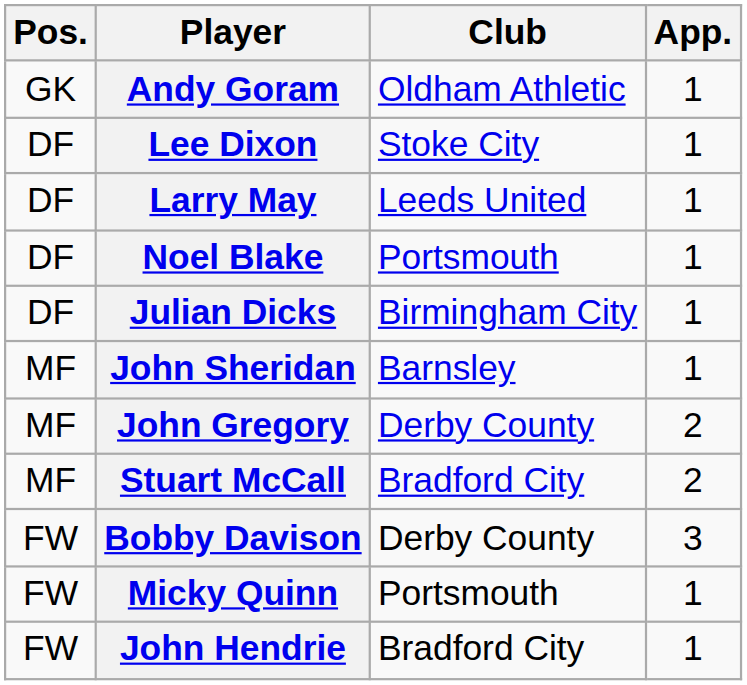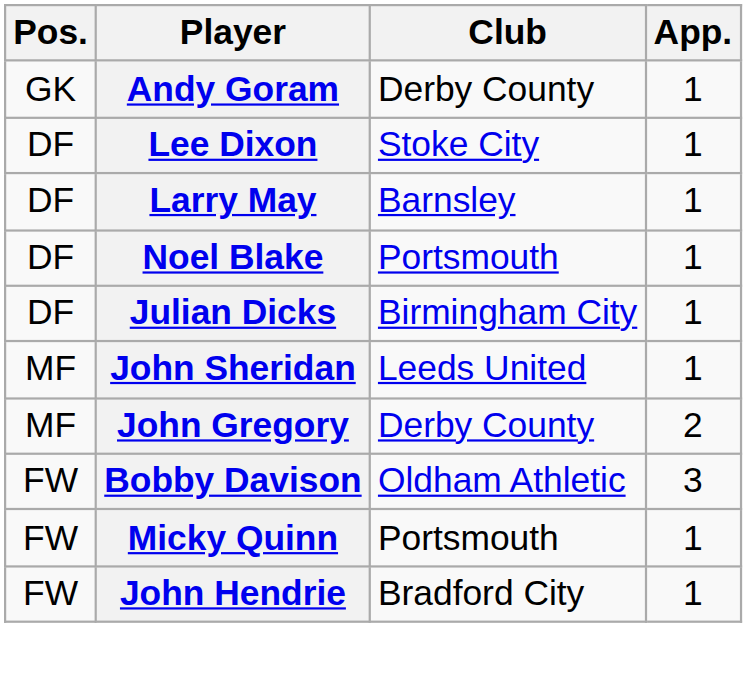(502, 88) Oldham Athletic -> (486, 88) Derby County
(482, 200) Leeds United -> (447, 200) Barnsley
(447, 369) Barnsley -> (482, 369) Leeds United
- row: (233, 481)
(486, 537) Derby County -> (502, 481) Oldham Athletic
